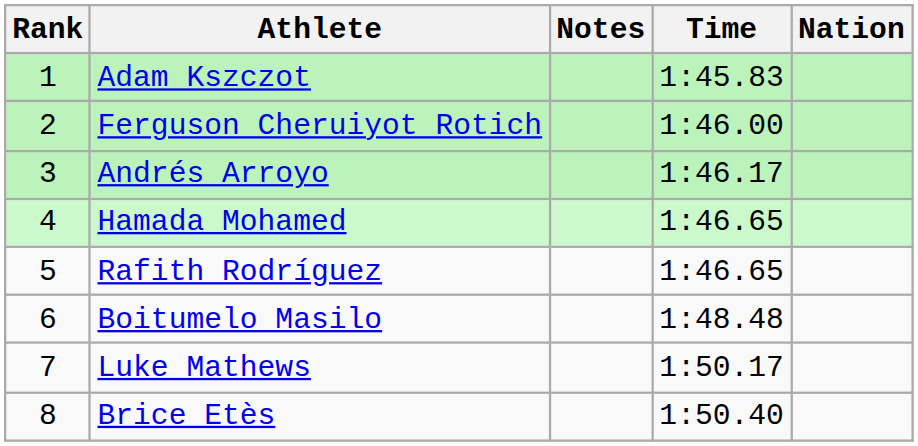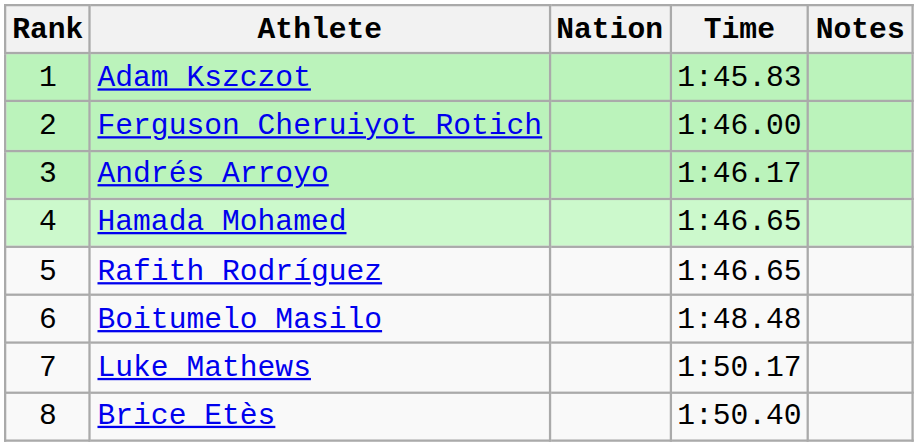columns swapped: (851, 29) <-> (601, 29)
